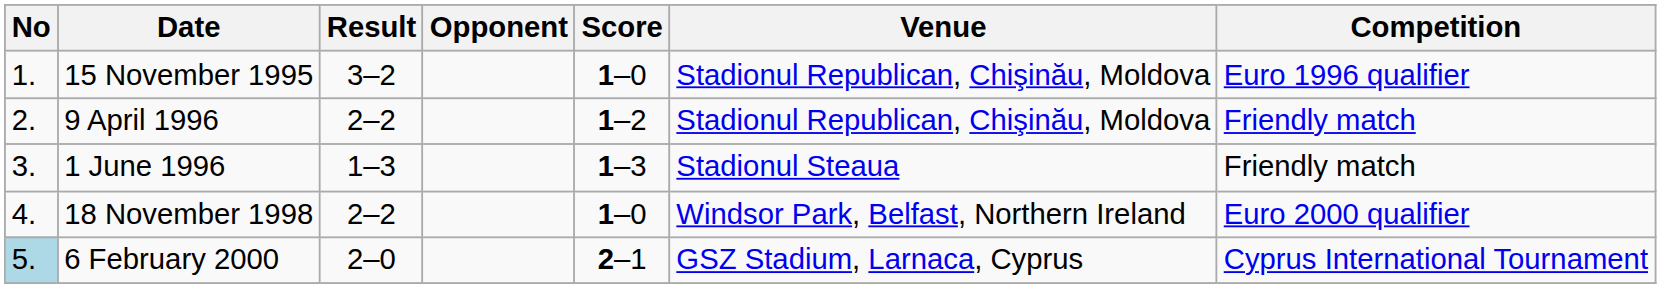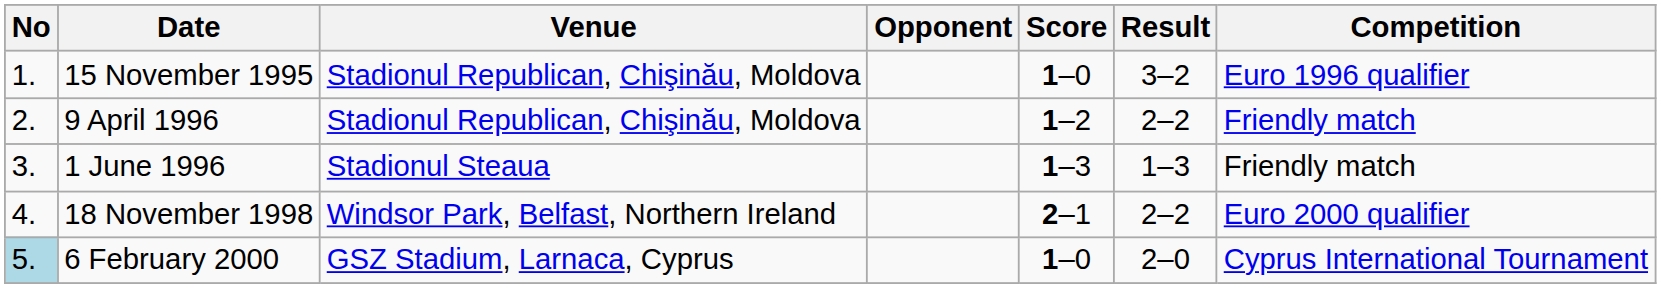columns swapped: (943, 27) <-> (371, 27)
(622, 213) 1–0 -> (1067, 213) 2–1
(622, 259) 2–1 -> (1067, 259) 1–0
